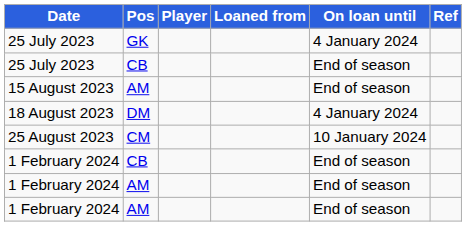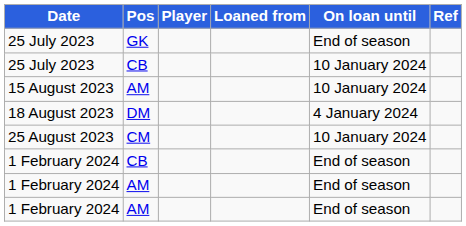(366, 40) 4 January 2024 -> (362, 40) End of season
(362, 64) End of season -> (370, 64) 10 January 2024
(362, 88) End of season -> (370, 88) 10 January 2024
